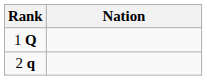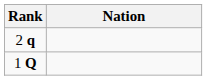rows swapped: (25, 39) <-> (25, 63)
